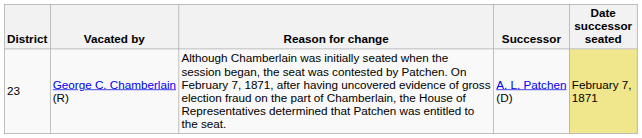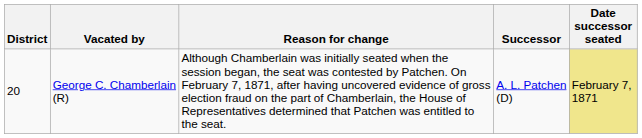(14, 91) 23 -> (14, 91) 20
